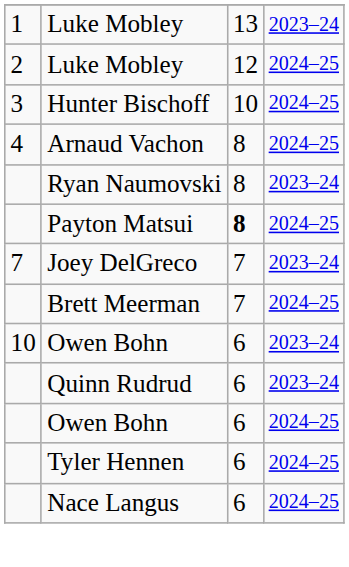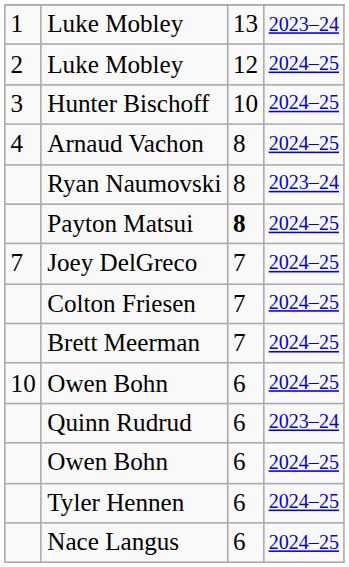(304, 263) 2023–24 -> (304, 263) 2024–25
+ row: (23, 304)
(304, 343) 2023–24 -> (304, 382) 2024–25
